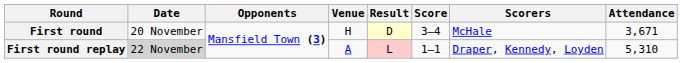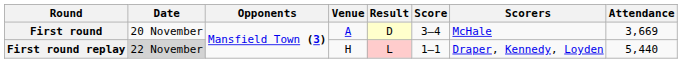(348, 31) H -> (348, 31) A
(642, 31) 3,671 -> (642, 31) 3,669
(348, 49) A -> (348, 49) H
(642, 49) 5,310 -> (642, 49) 5,440
